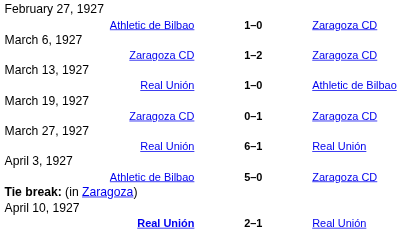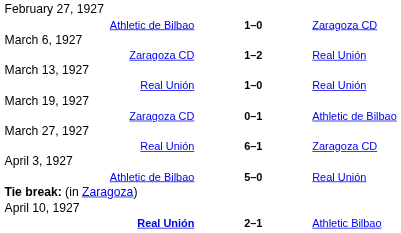(345, 55) Zaragoza CD -> (339, 55) Real Unión
(354, 86) Athletic de Bilbao -> (339, 86) Real Unión
(345, 116) Zaragoza CD -> (354, 116) Athletic de Bilbao
(339, 146) Real Unión -> (345, 146) Zaragoza CD
(345, 177) Zaragoza CD -> (339, 177) Real Unión
(339, 223) Real Unión -> (347, 223) Athletic Bilbao
